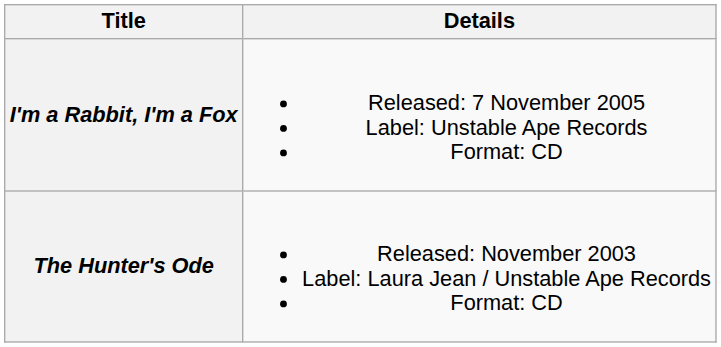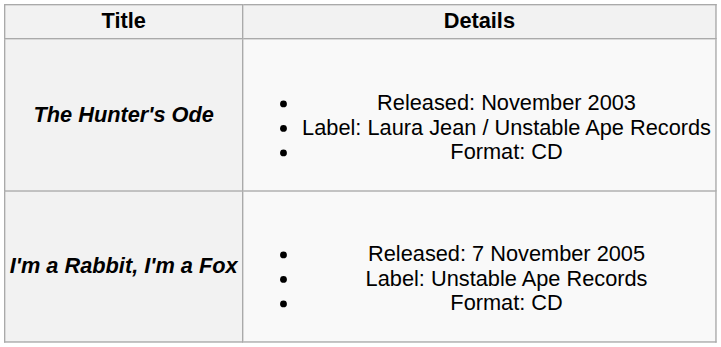rows swapped: (124, 266) <-> (124, 114)
